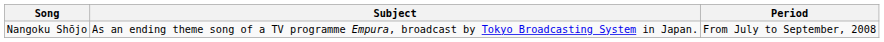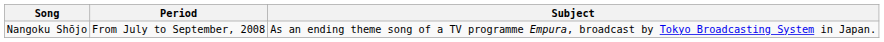columns swapped: (395, 13) <-> (790, 13)
